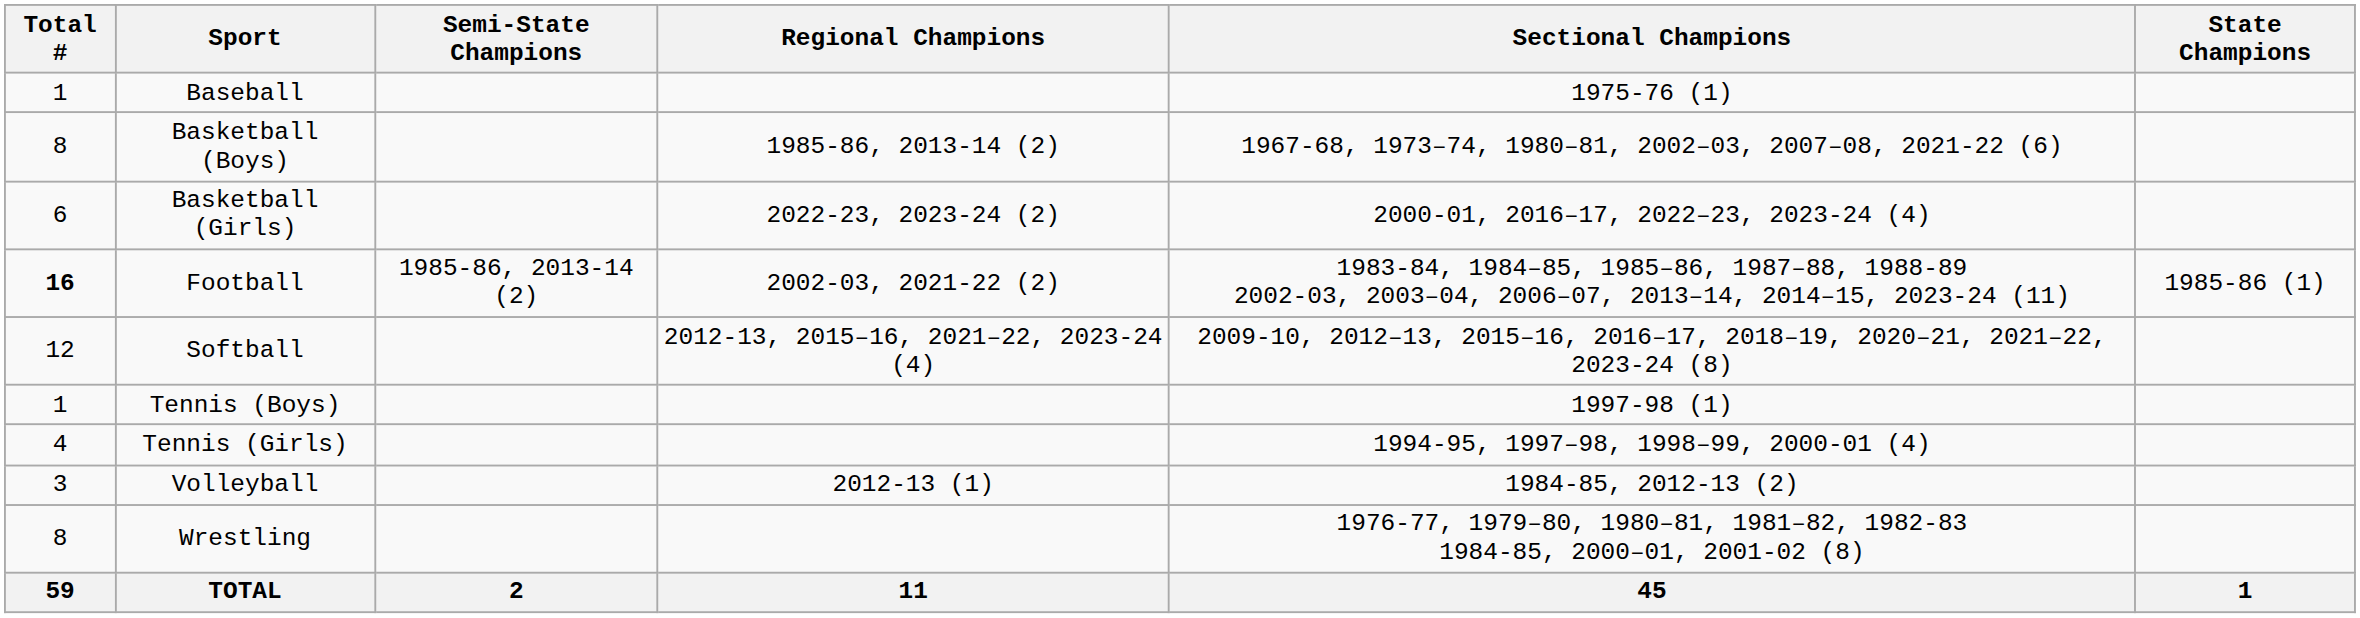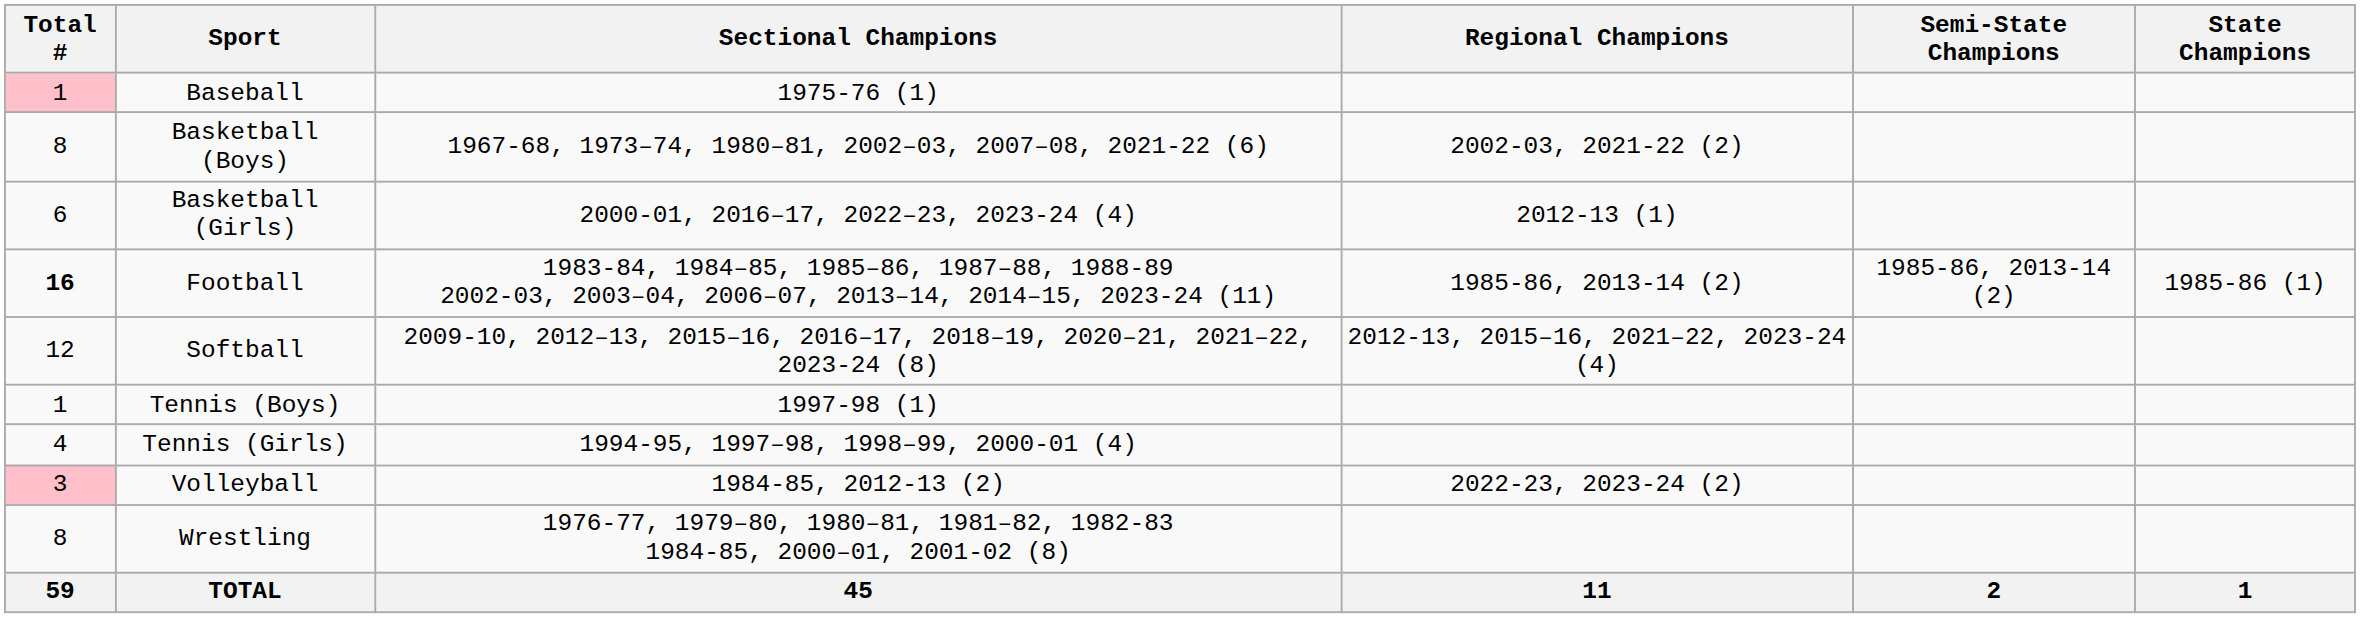columns swapped: (1652, 39) <-> (516, 39)
(60, 93) no background -> (60, 93) pink background
(913, 147) 1985-86, 2013-14 (2) -> (1597, 147) 2002-03, 2021-22 (2)
(913, 215) 2022-23, 2023-24 (2) -> (1597, 215) 2012-13 (1)
(913, 283) 2002-03, 2021-22 (2) -> (1597, 283) 1985-86, 2013-14 (2)
(60, 485) no background -> (60, 485) pink background
(913, 485) 2012-13 (1) -> (1597, 485) 2022-23, 2023-24 (2)
